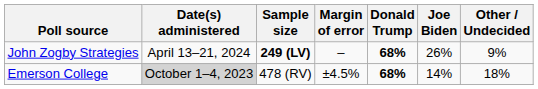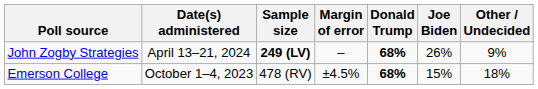(199, 74) lightgrey background -> (199, 74) no background
(439, 74) 14% -> (439, 74) 15%
